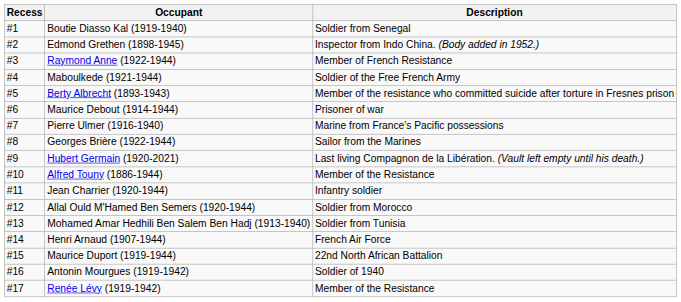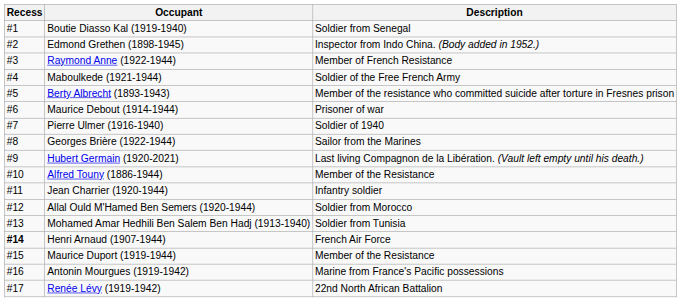(409, 126) Marine from France's Pacific possessions -> (349, 126) Soldier of 1940
(15, 239) normal -> (15, 239) bold
(379, 256) 22nd North African Battalion -> (375, 256) Member of the Resistance
(349, 272) Soldier of 1940 -> (409, 272) Marine from France's Pacific possessions
(375, 288) Member of the Resistance -> (379, 288) 22nd North African Battalion
